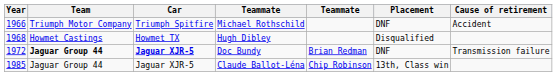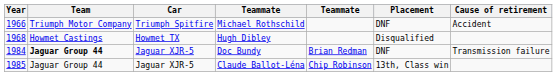(16, 51) 1972 -> (16, 51) 1984
(165, 51) bold -> (165, 51) normal
